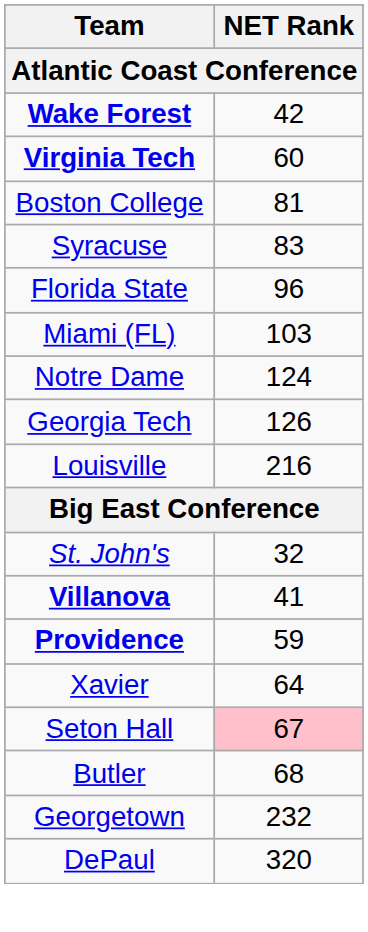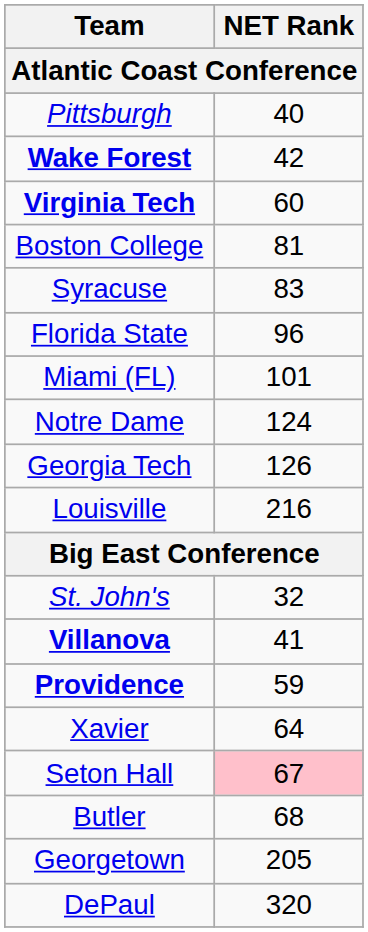+ row: (109, 114)
(289, 333) 103 -> (289, 377) 101
(289, 816) 232 -> (289, 860) 205
